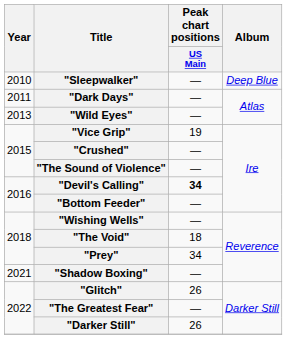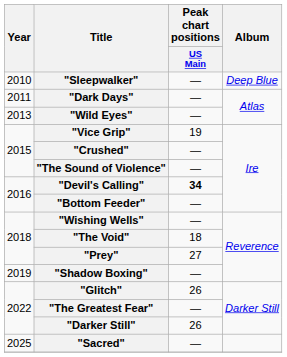(195, 255) 34 -> (195, 255) 27
(19, 273) 2021 -> (19, 273) 2019
+ row: (101, 343)
